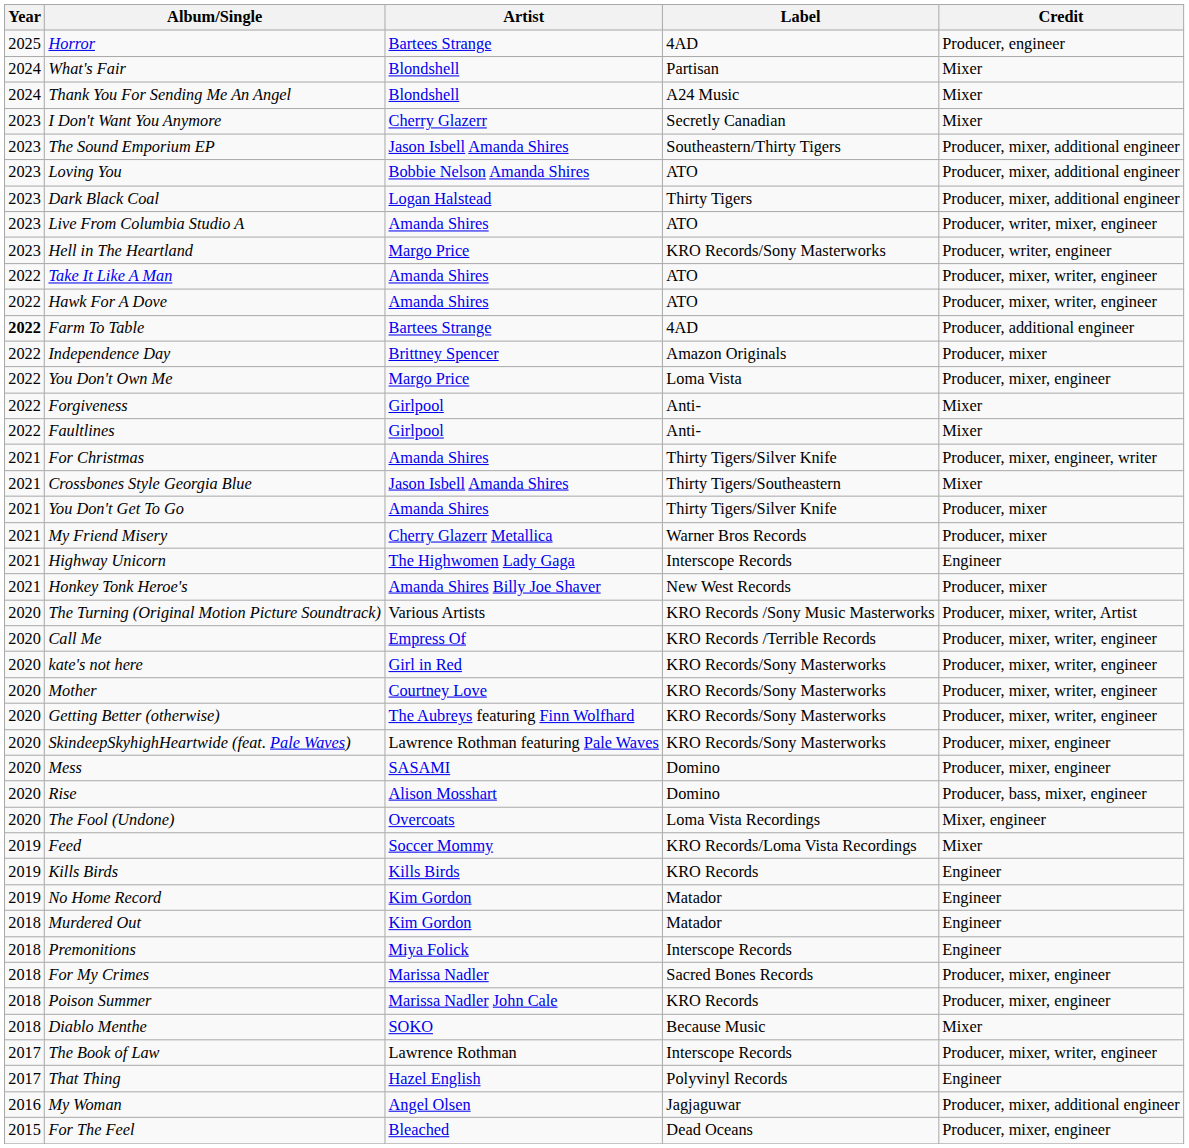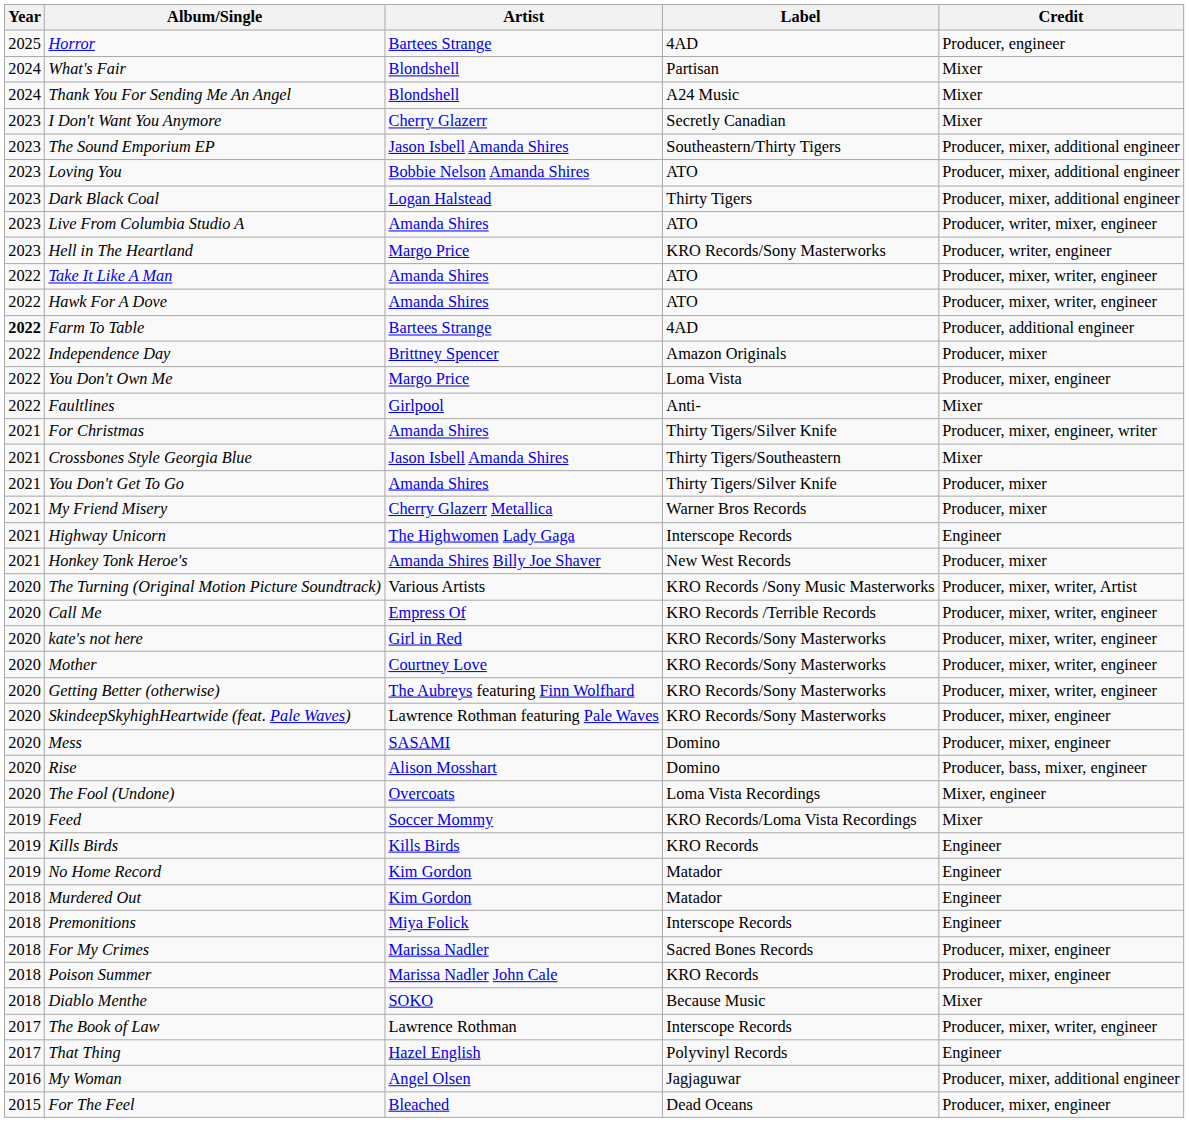- row: (88, 405)
